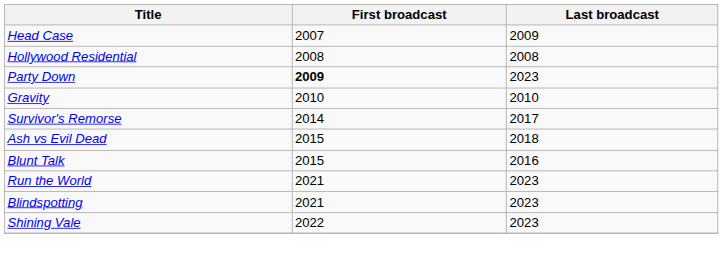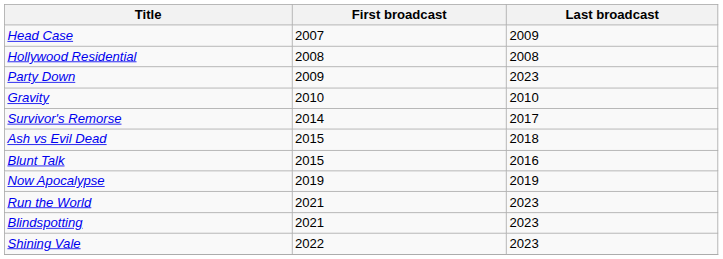(310, 77) bold -> (310, 77) normal
+ row: (56, 181)
